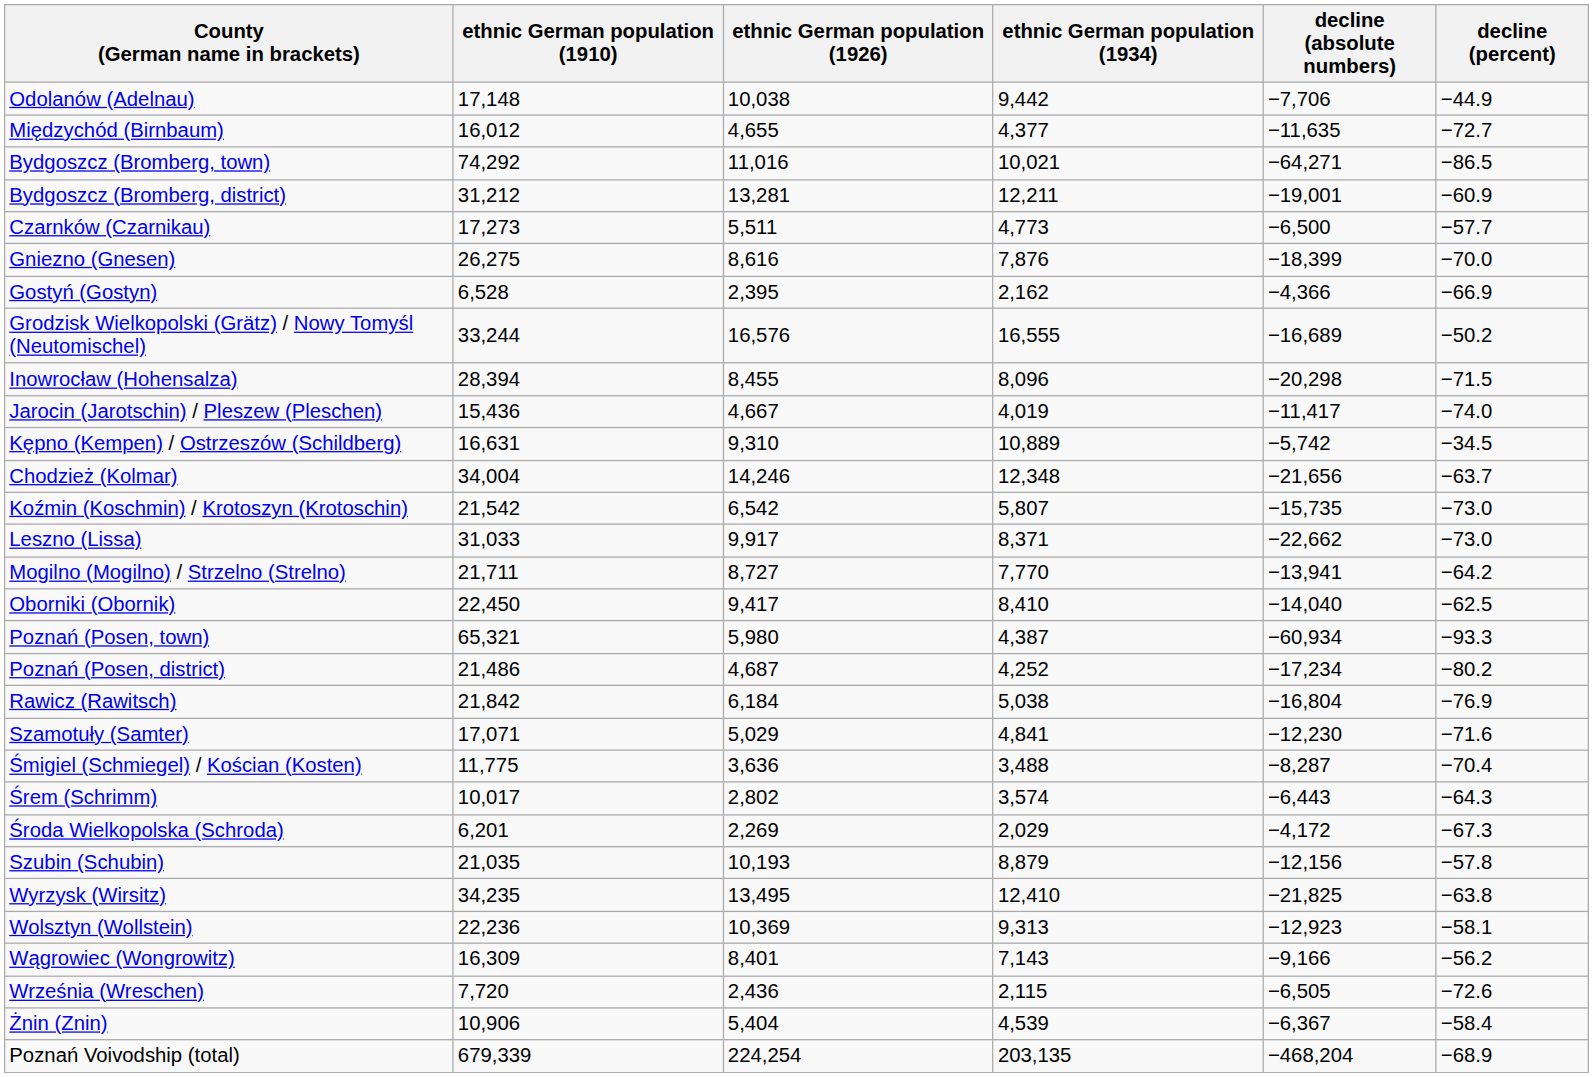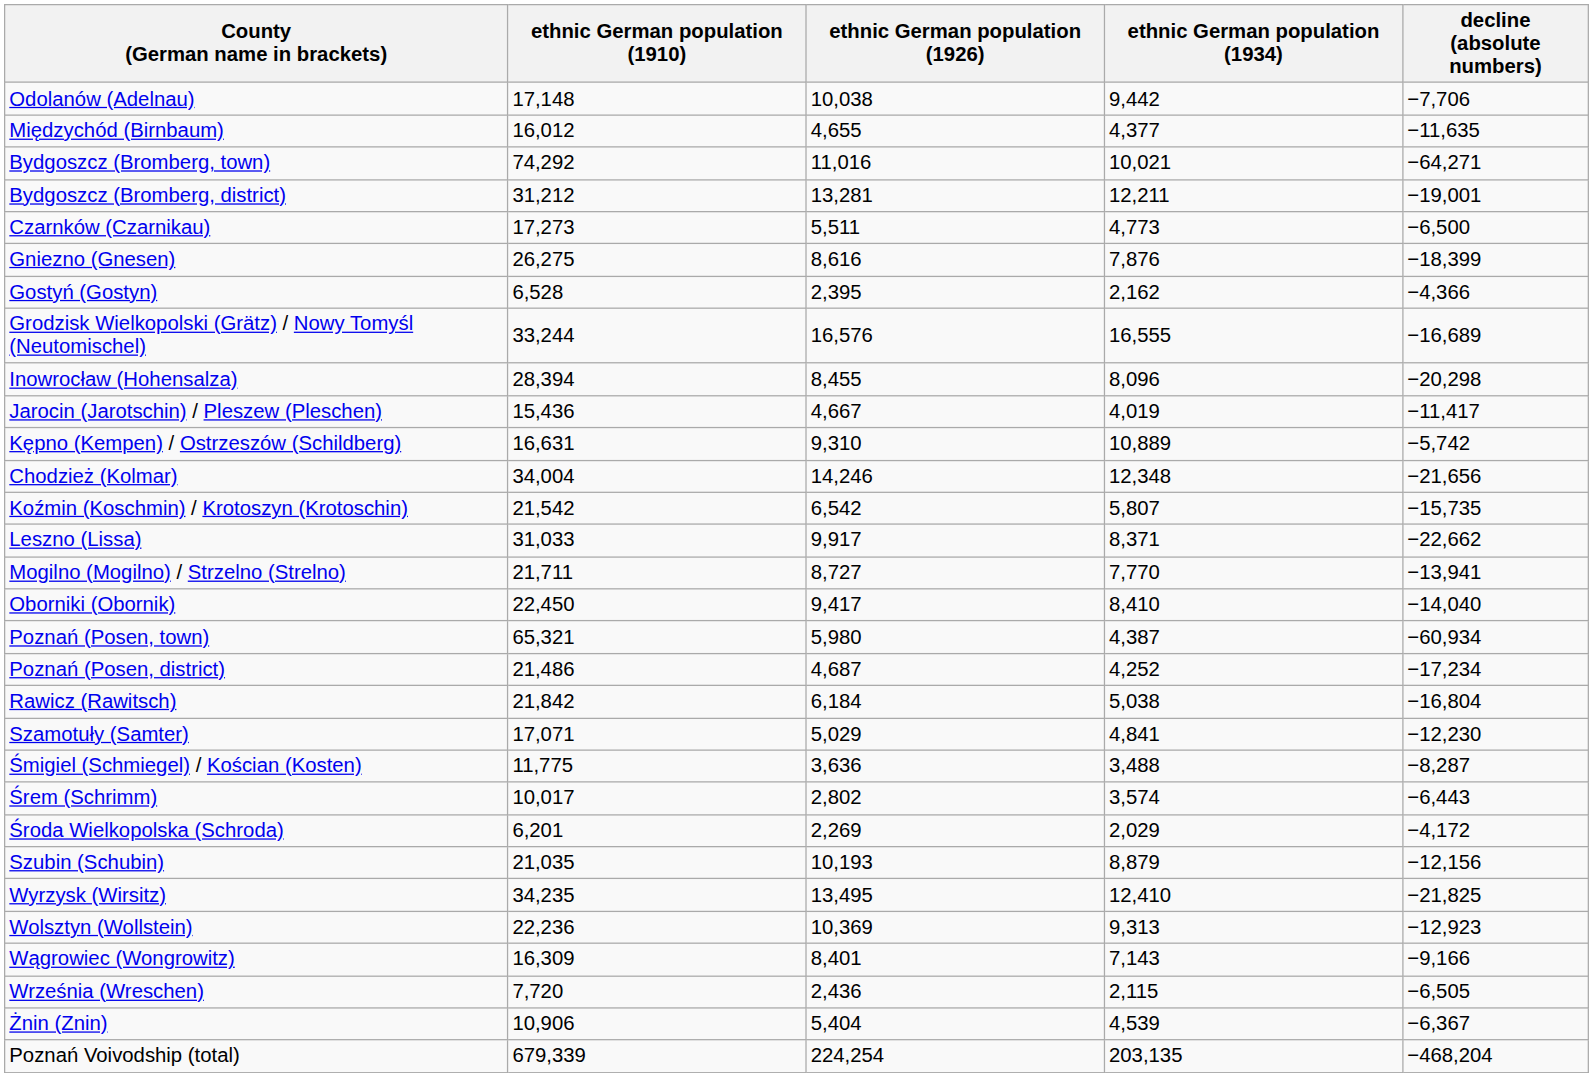- column: (1512, 43)
